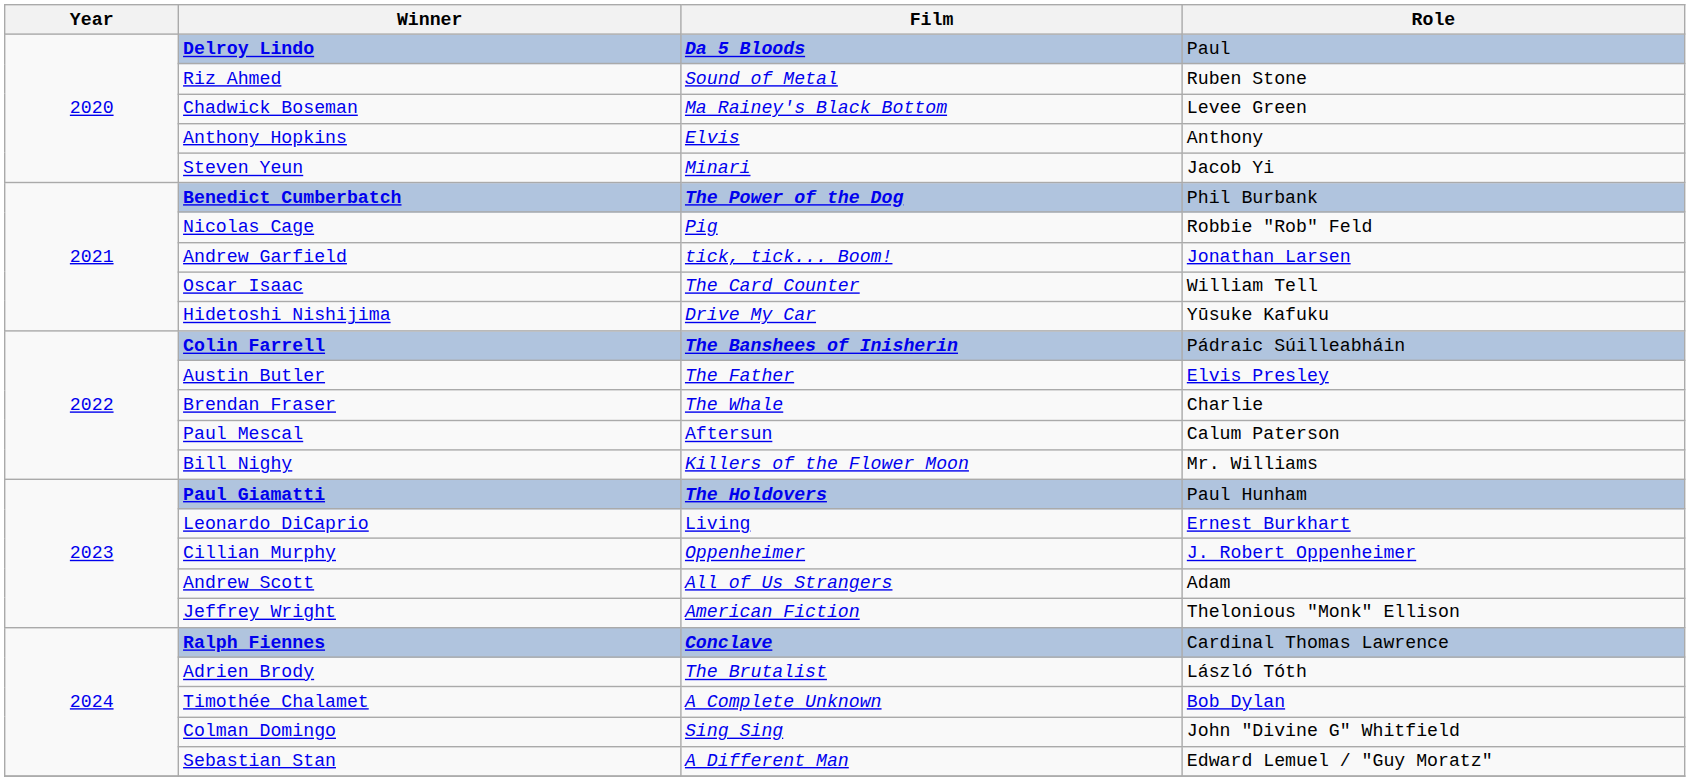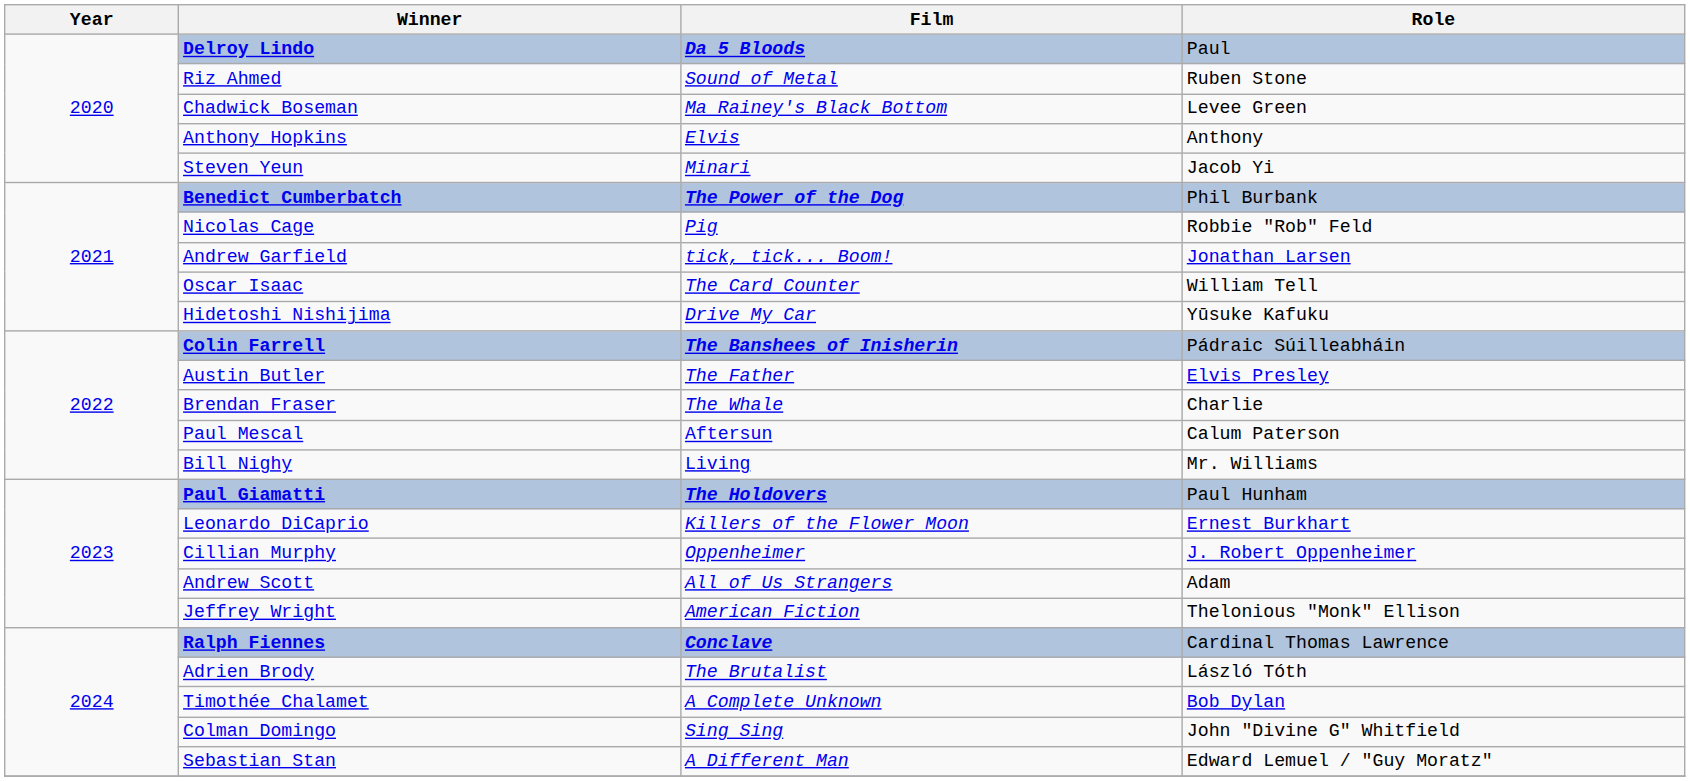(827, 464) Killers of the Flower Moon -> (718, 464) Living
(718, 524) Living -> (827, 524) Killers of the Flower Moon
